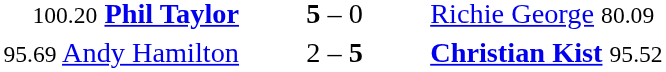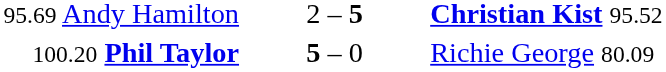rows swapped: (121, 52) <-> (136, 13)
